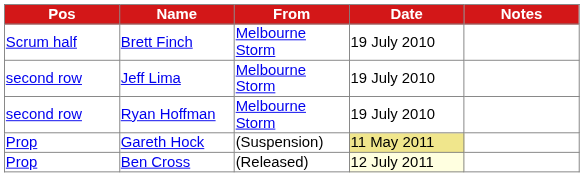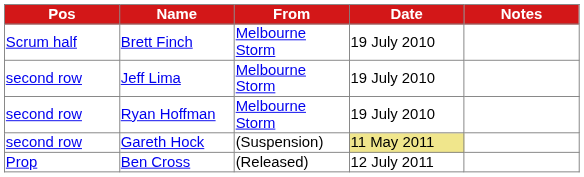(22, 142) Prop -> (44, 142) second row
(392, 162) lightyellow background -> (392, 162) no background
